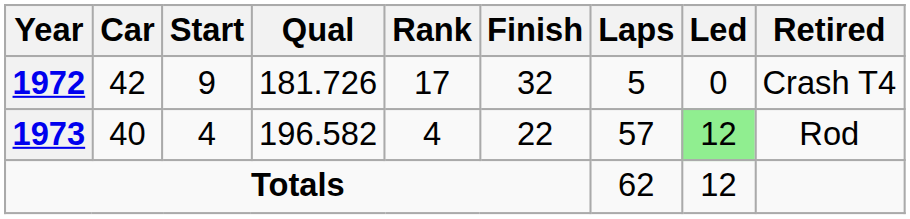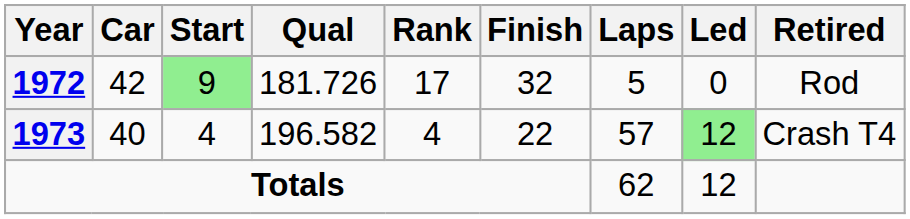(207, 82) no background -> (207, 82) lightgreen background
(829, 82) Crash T4 -> (829, 82) Rod
(829, 133) Rod -> (829, 133) Crash T4
